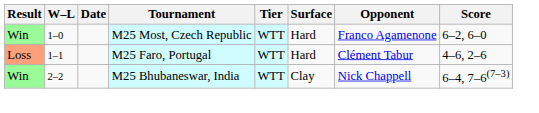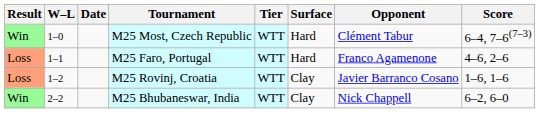(387, 34) Franco Agamenone -> (375, 36) Clément Tabur
(464, 34) 6–2, 6–0 -> (498, 36) 6–4, 7–6(7–3)
(375, 54) Clément Tabur -> (387, 58) Franco Agamenone
+ row: (164, 78)
(476, 76) 6–4, 7–6(7–3) -> (487, 98) 6–2, 6–0
